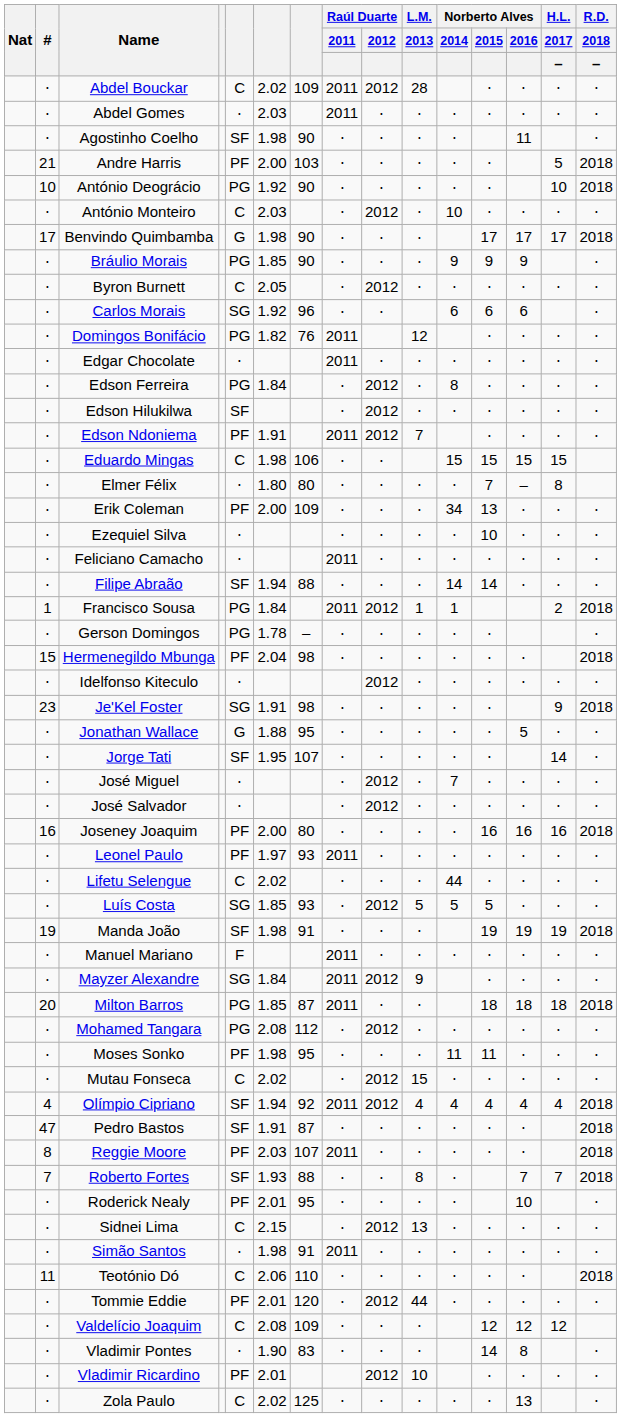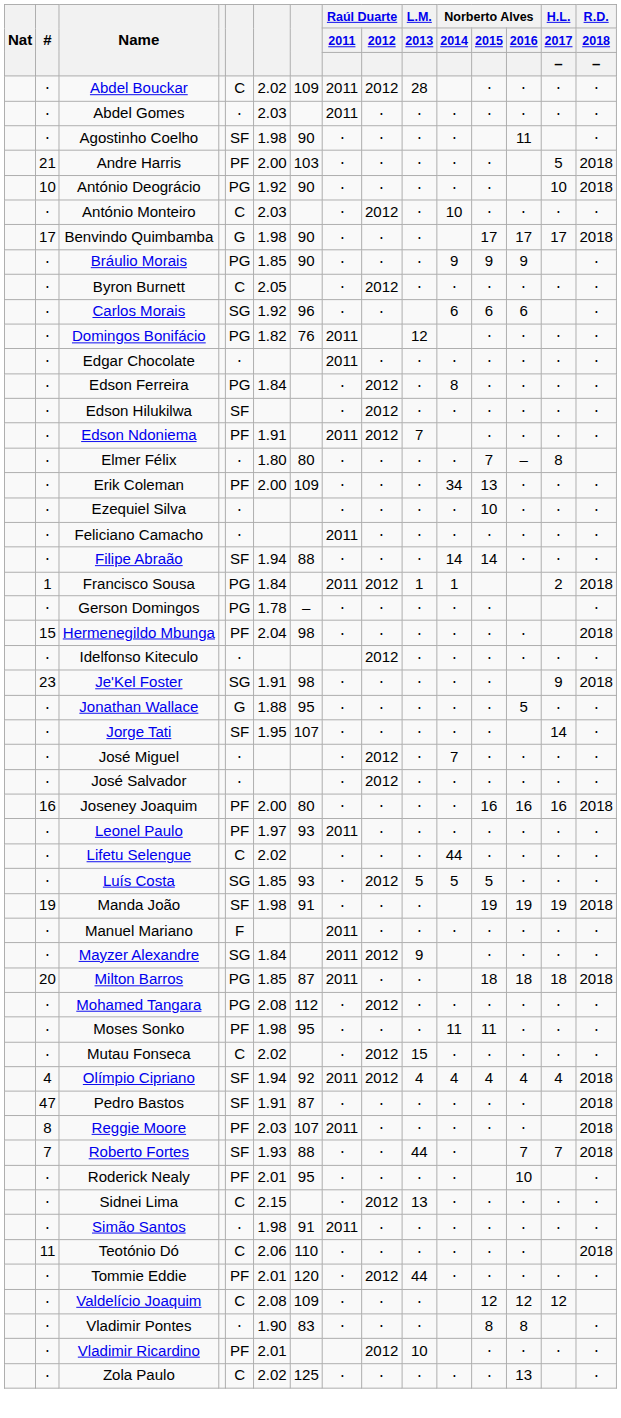- row: (139, 460)
(419, 1177) 8 -> (419, 1152) 44
(489, 1350) 14 -> (489, 1326) 8
